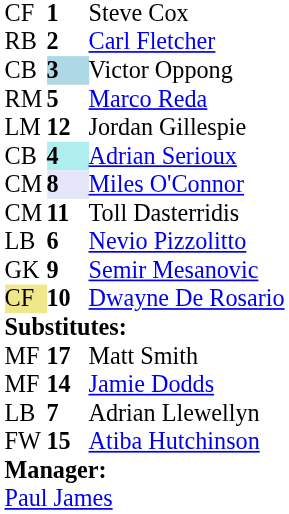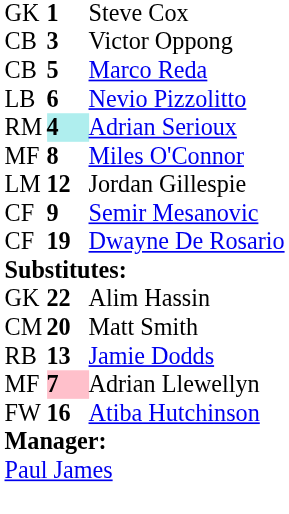(19, 12) CF -> (22, 12) GK
- row: (152, 41)
(53, 70) lightblue background -> (53, 41) no background
(23, 98) RM -> (21, 70) CB
rows swapped: (167, 241) <-> (167, 127)
(21, 155) CB -> (23, 127) RM
(23, 184) CM -> (22, 155) MF
(53, 184) lavender background -> (53, 155) no background
- row: (164, 212)
(22, 269) GK -> (19, 212) CF
(19, 298) khaki background -> (19, 241) no background
(59, 298) 10 -> (59, 241) 19
+ row: (149, 298)
(22, 355) MF -> (23, 327) CM
(59, 355) 17 -> (59, 327) 20
(22, 384) MF -> (21, 355) RB
(59, 384) 14 -> (59, 355) 13
(20, 412) LB -> (22, 384) MF
(53, 412) no background -> (53, 384) pink background
(59, 441) 15 -> (59, 412) 16
